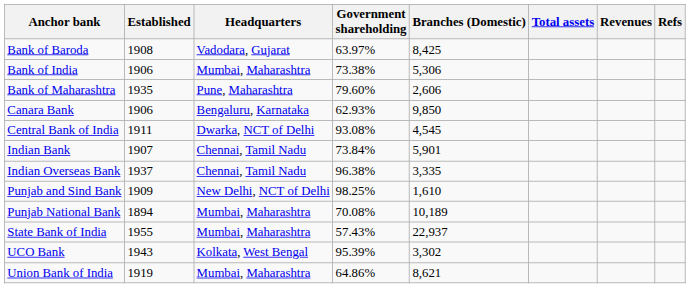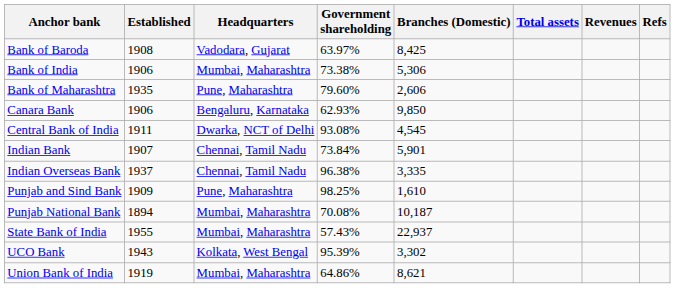(263, 191) New Delhi, NCT of Delhi -> (245, 191) Pune, Maharashtra
(430, 211) 10,189 -> (415, 211) 10,187
